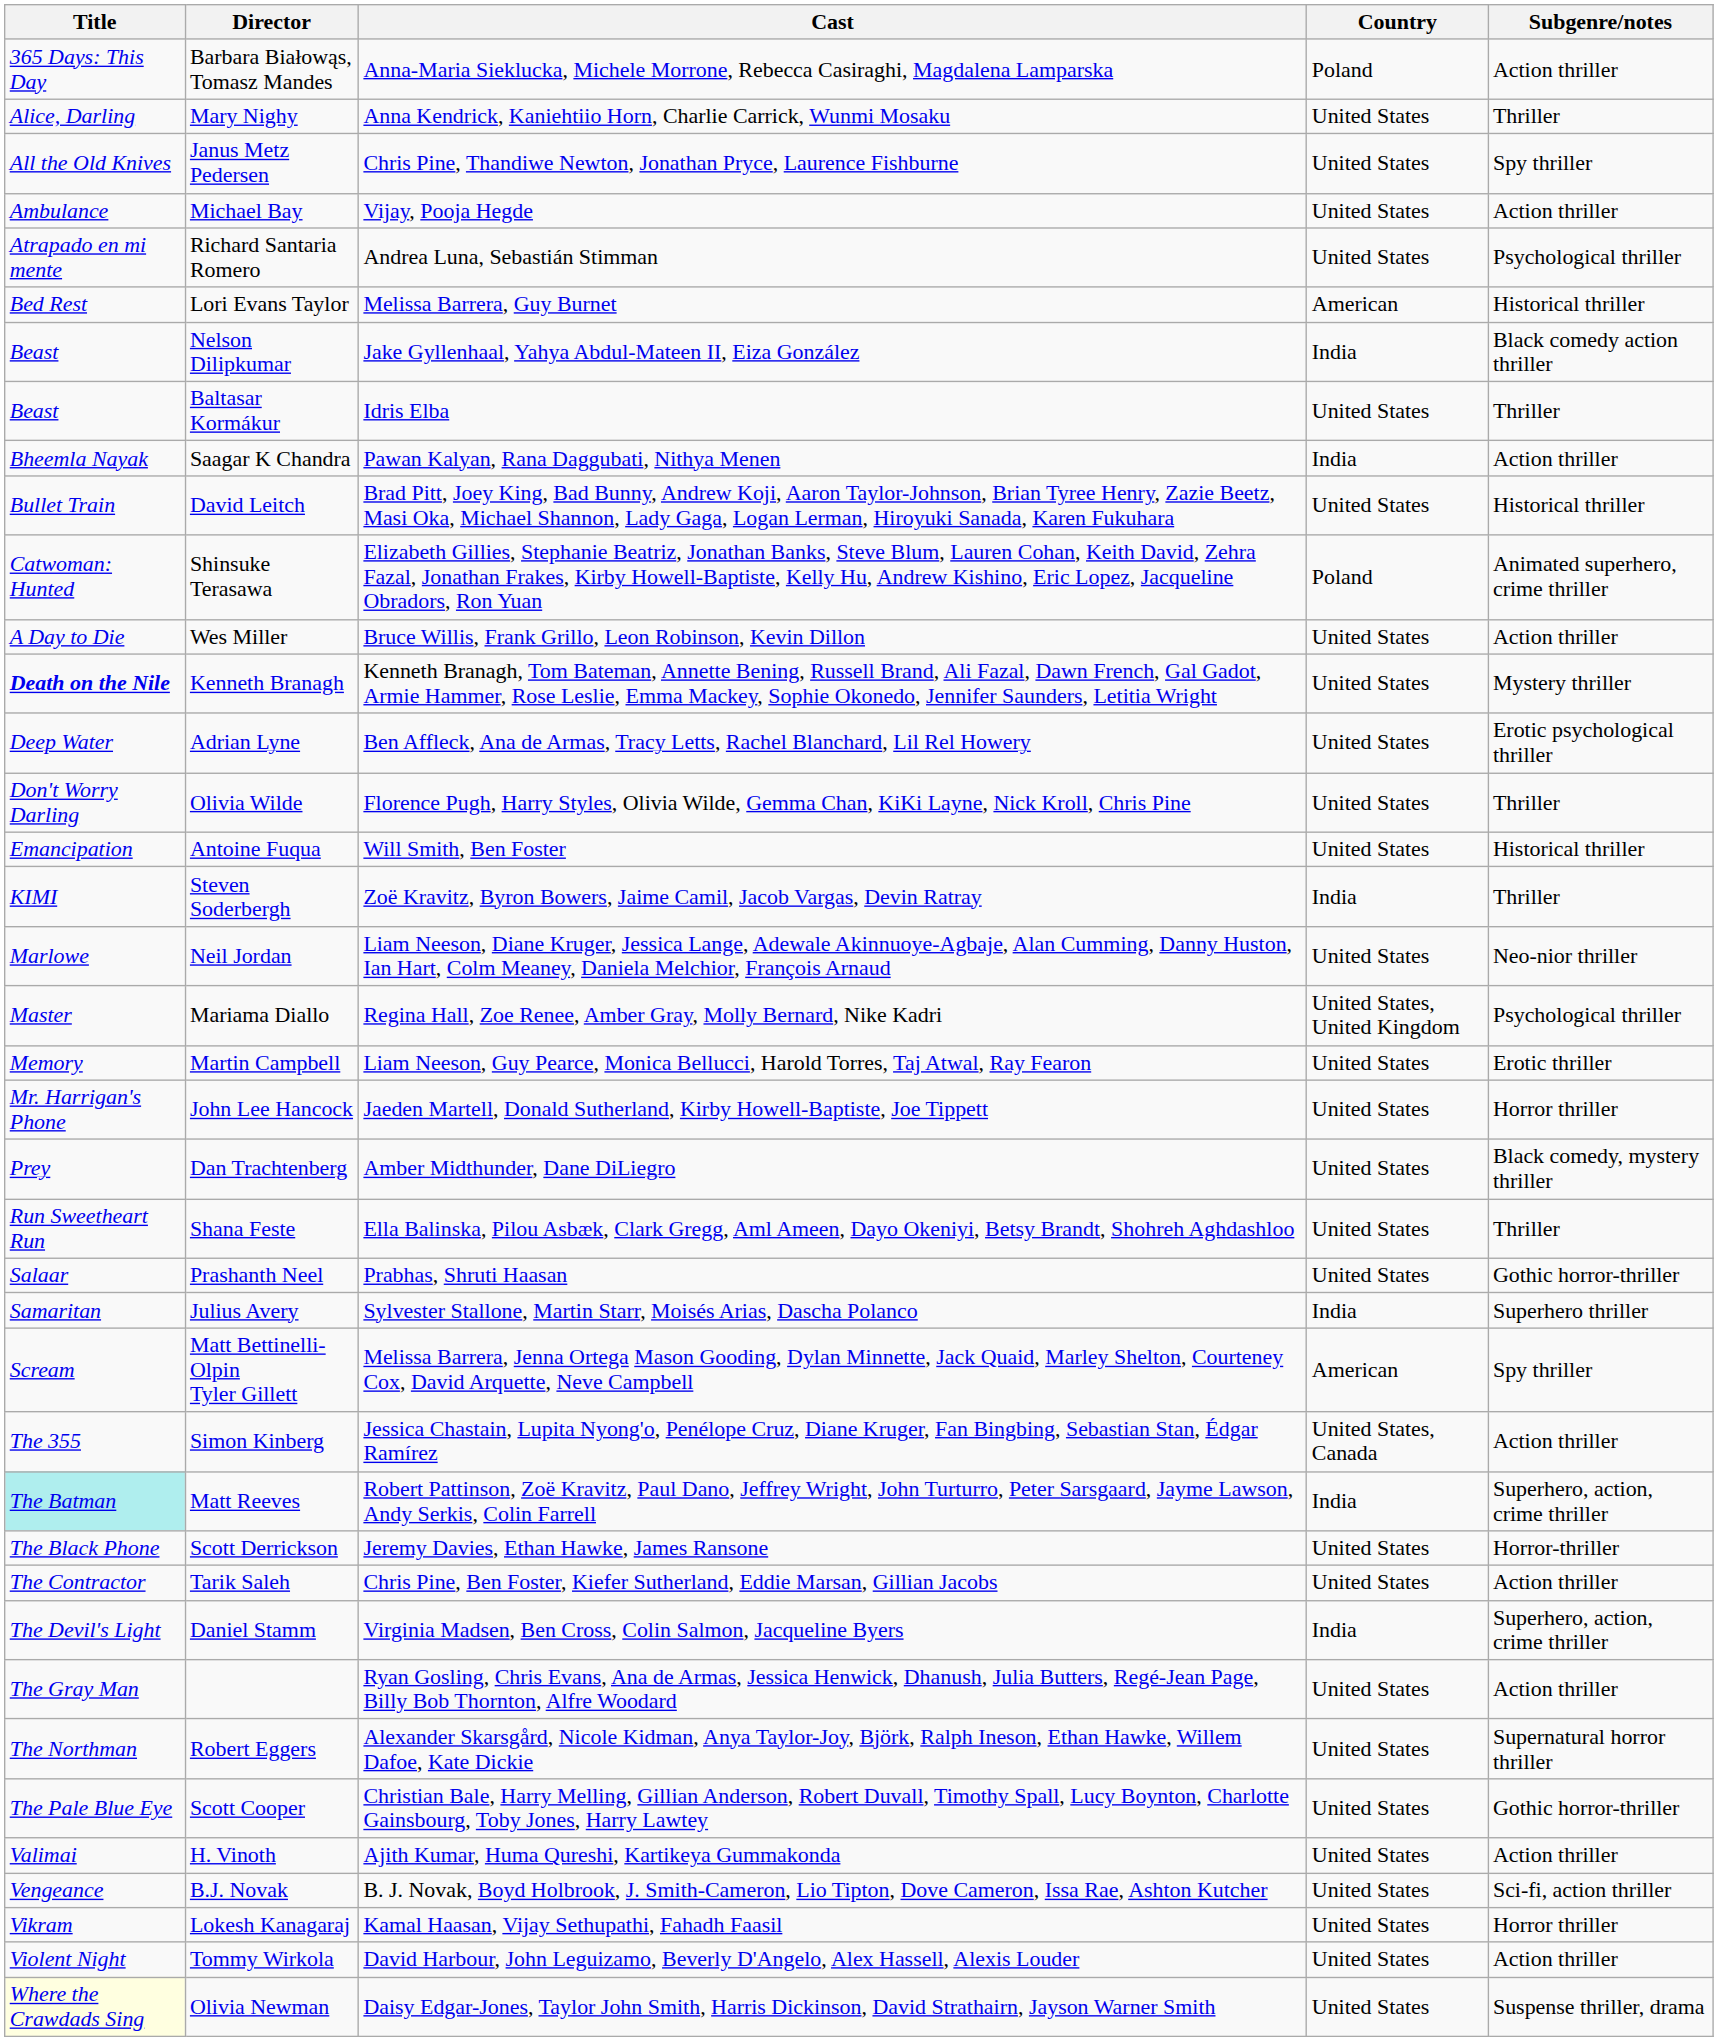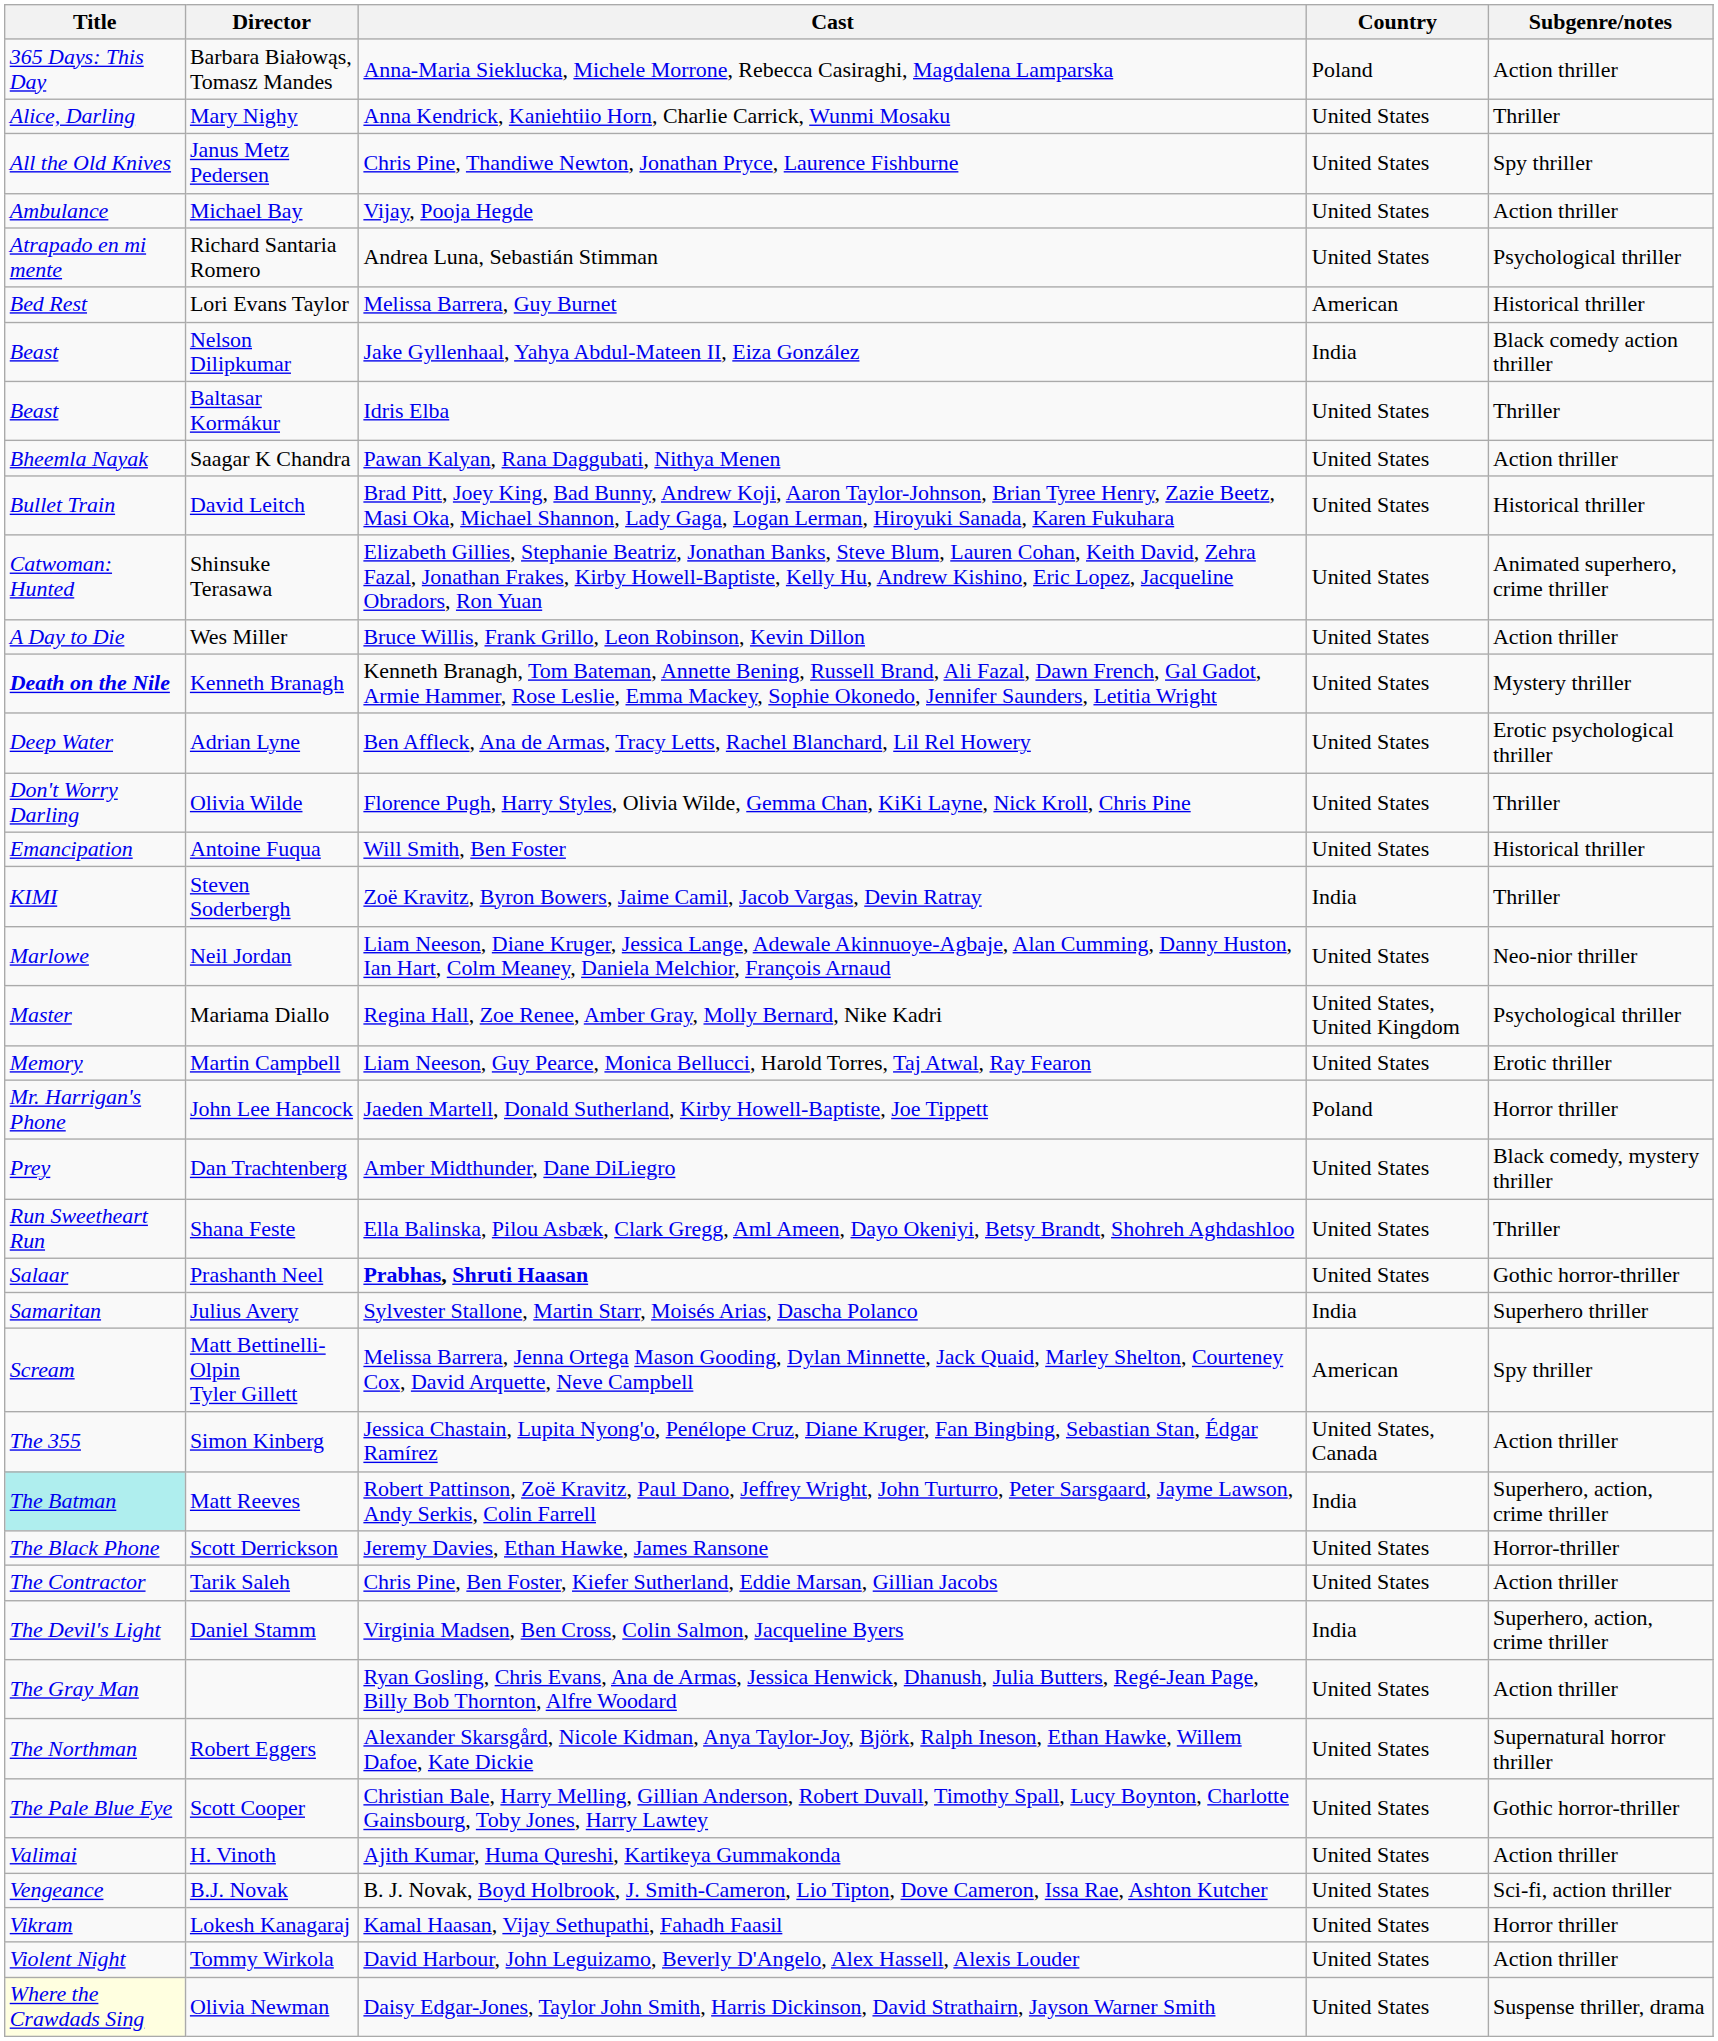(1334, 458) India -> (1371, 458) United States
(1342, 576) Poland -> (1371, 576) United States
(1371, 1109) United States -> (1342, 1109) Poland
(465, 1275) normal -> (476, 1275) bold
